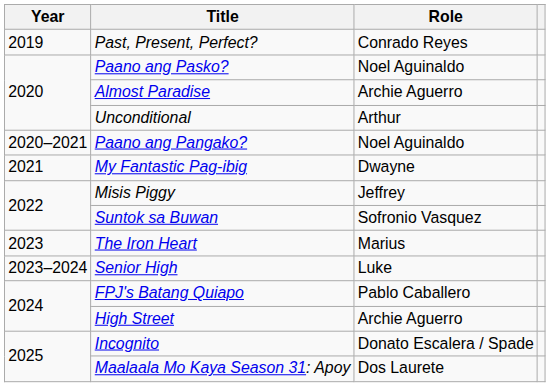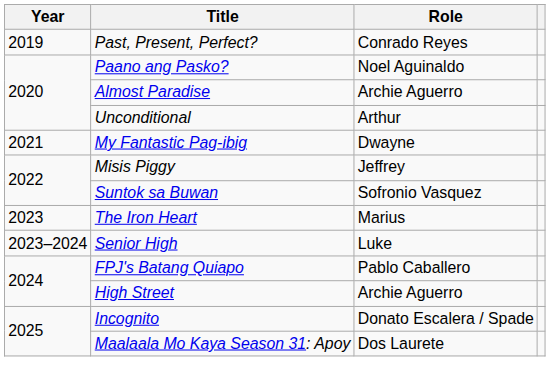- row: (171, 142)
